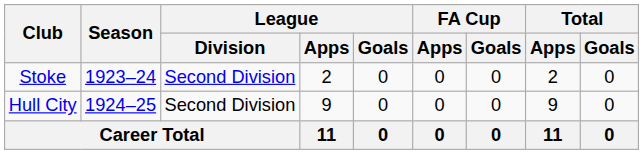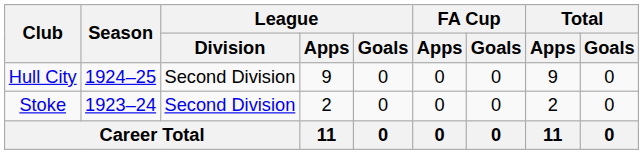rows swapped: (43, 76) <-> (43, 105)
